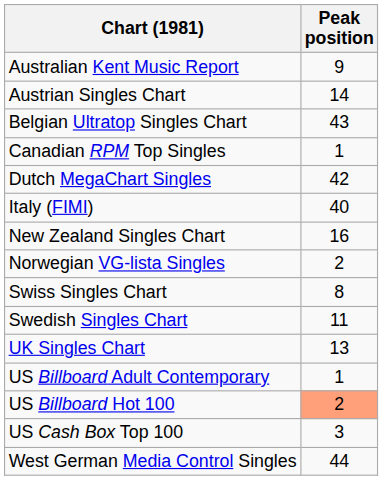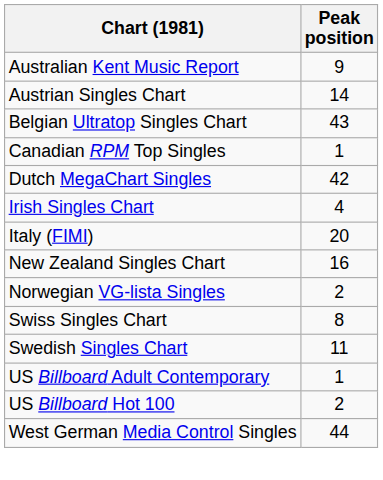+ row: (81, 207)
(339, 207) 40 -> (339, 235) 20
- row: (77, 348)
(339, 404) lightsalmon background -> (339, 404) no background
- row: (96, 432)
